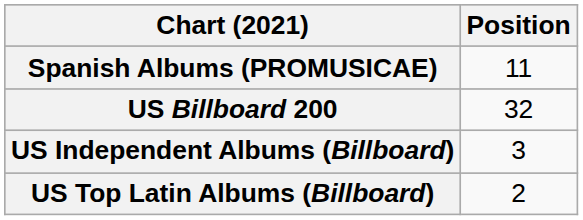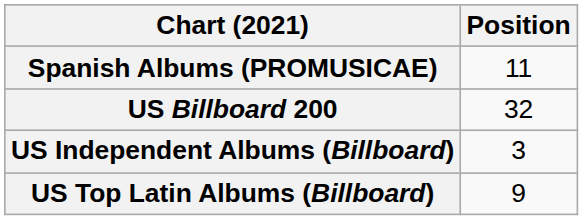(519, 192) 2 -> (519, 192) 9
